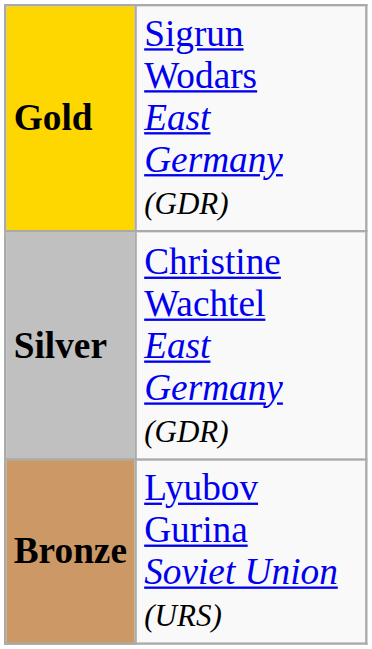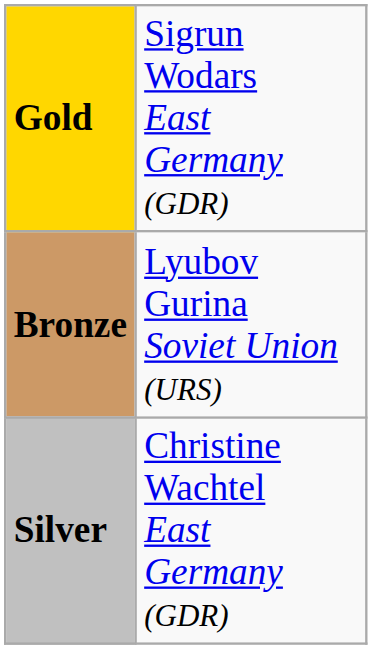rows swapped: (60, 344) <-> (70, 550)
